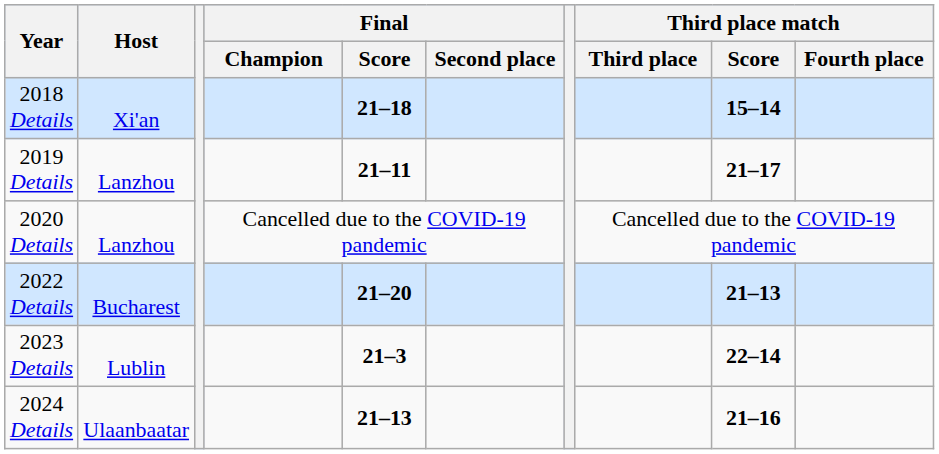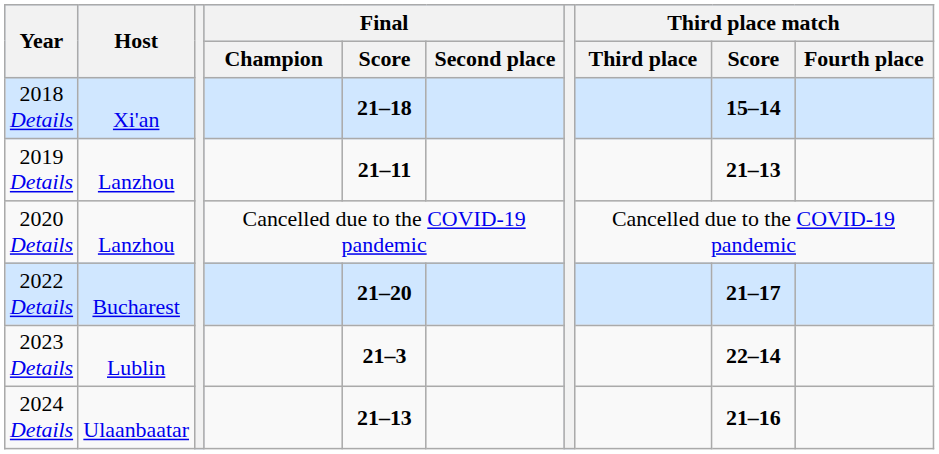(753, 170) 21–17 -> (753, 170) 21–13
(753, 293) 21–13 -> (753, 293) 21–17
